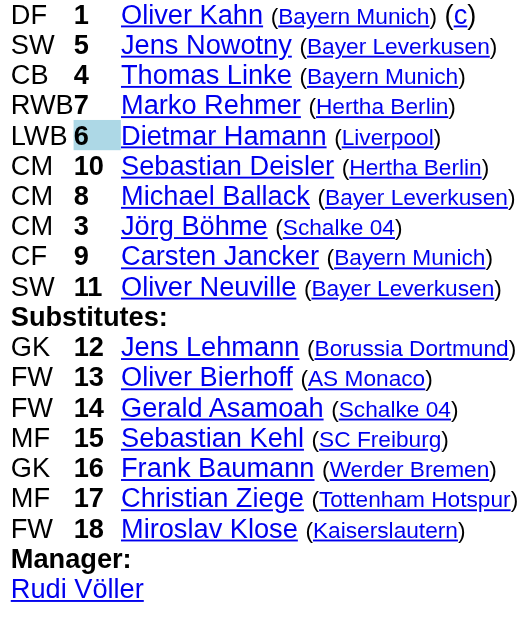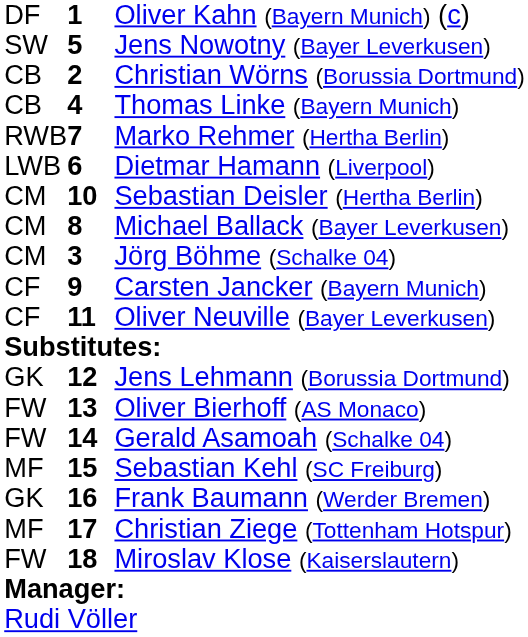+ row: (320, 75)
(81, 135) lightblue background -> (75, 165) no background
(33, 286) SW -> (22, 317) CF
